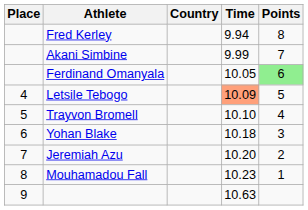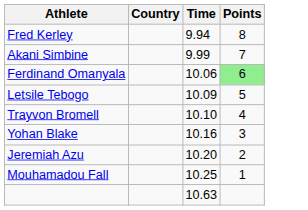- column: (24, 14)
(240, 74) 10.05 -> (201, 74) 10.06
(240, 94) lightsalmon background -> (201, 94) no background
(240, 134) 10.18 -> (201, 134) 10.16
(240, 174) 10.23 -> (201, 174) 10.25
